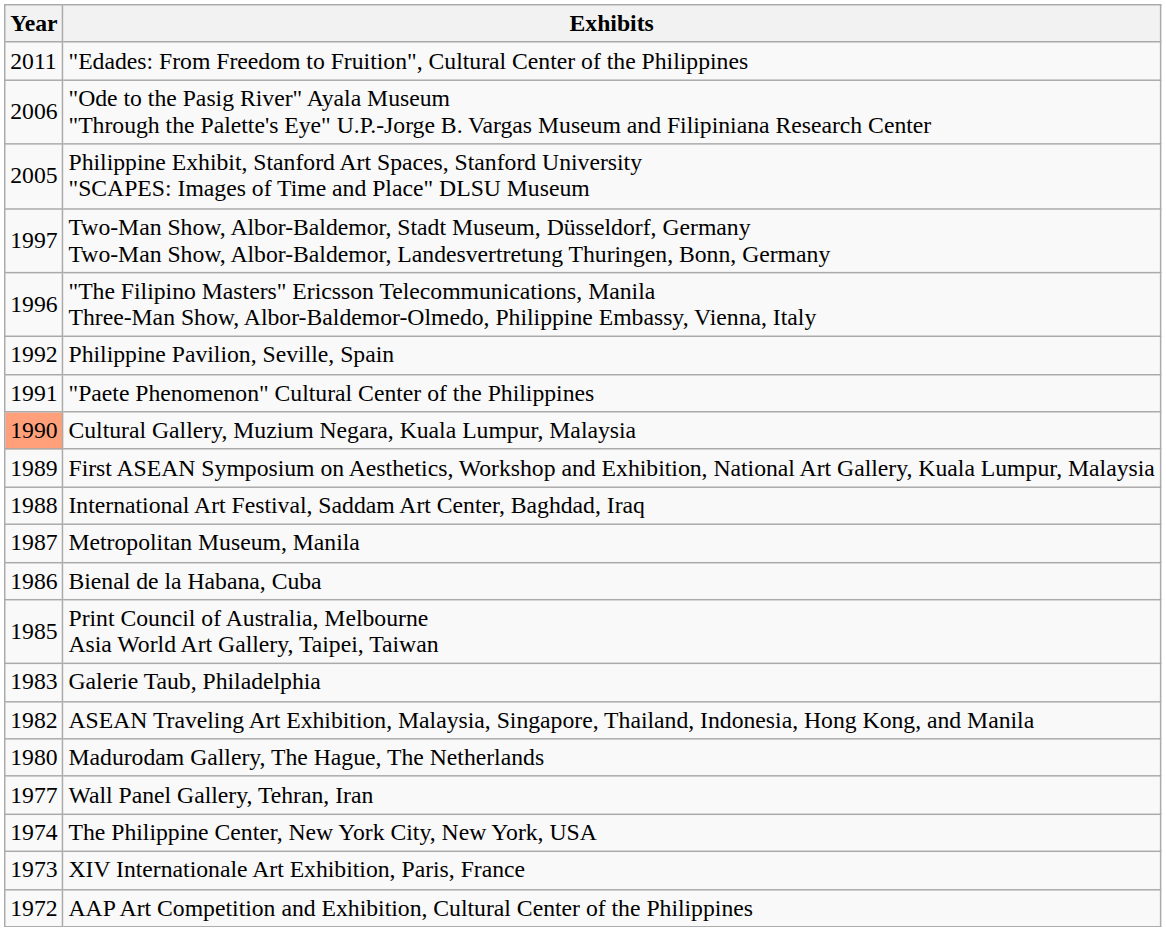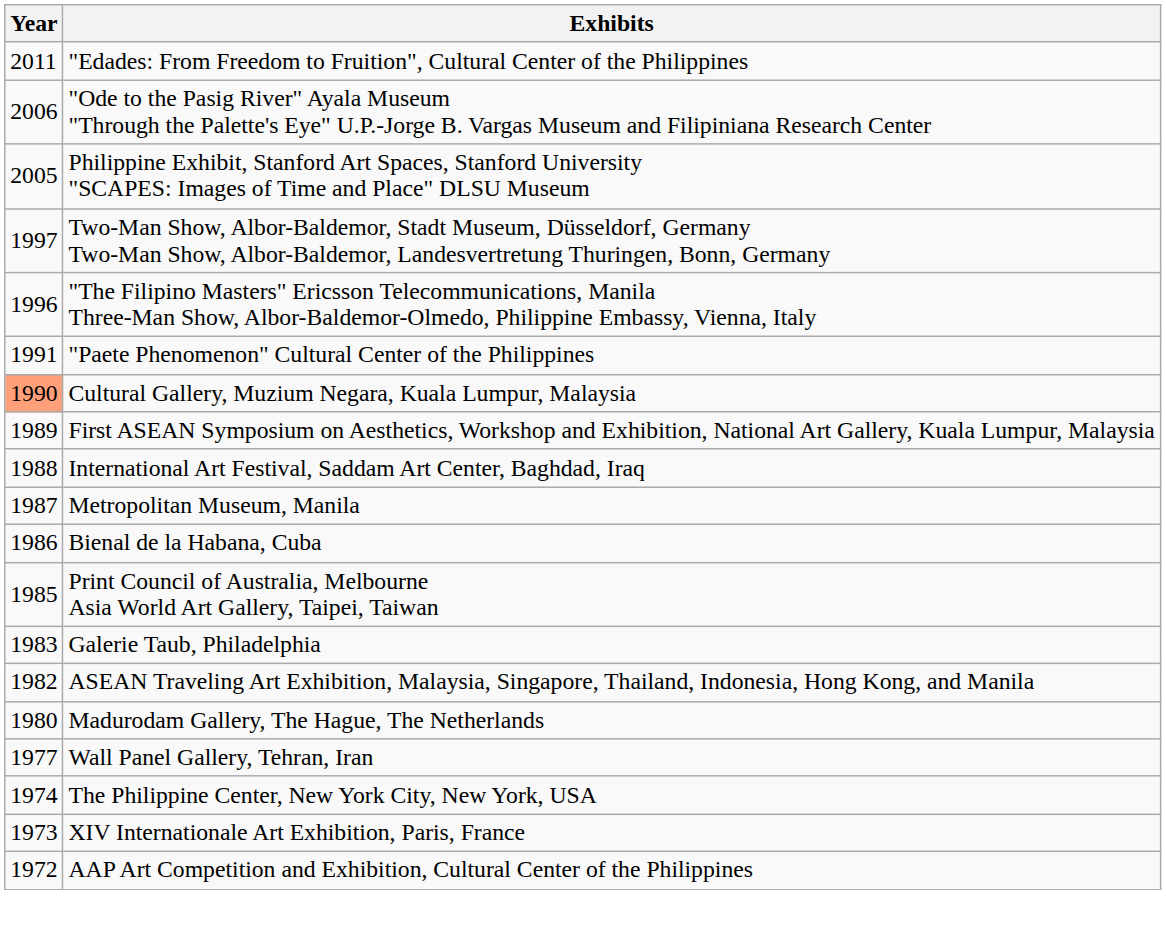- row: (231, 355)
